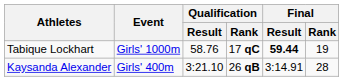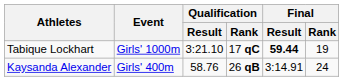(204, 50) 58.76 -> (204, 50) 3:21.10
(204, 68) 3:21.10 -> (204, 68) 58.76
(322, 68) 28 -> (322, 68) 24
